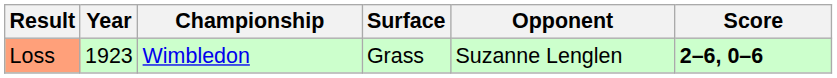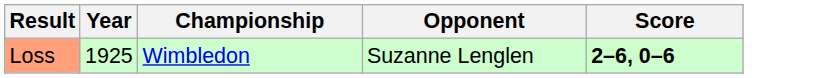- column: (406, 21)
(109, 55) 1923 -> (109, 55) 1925
